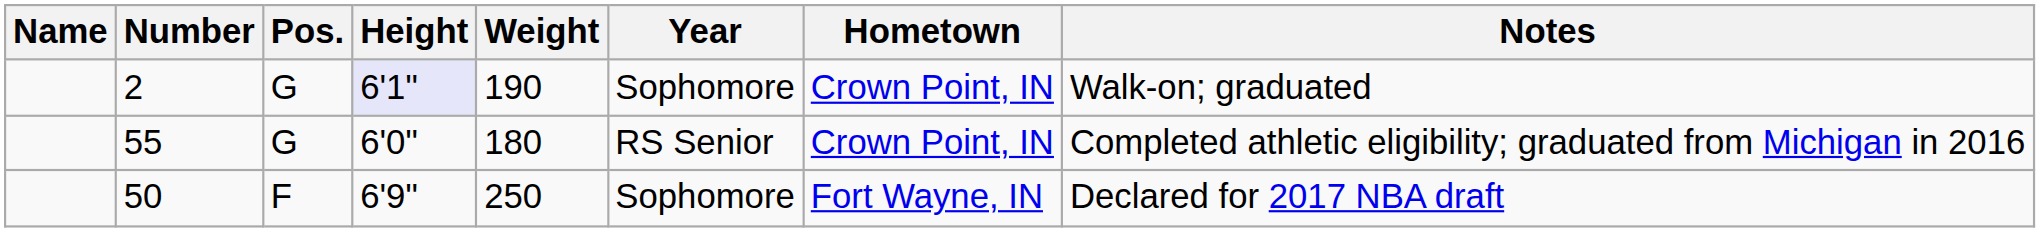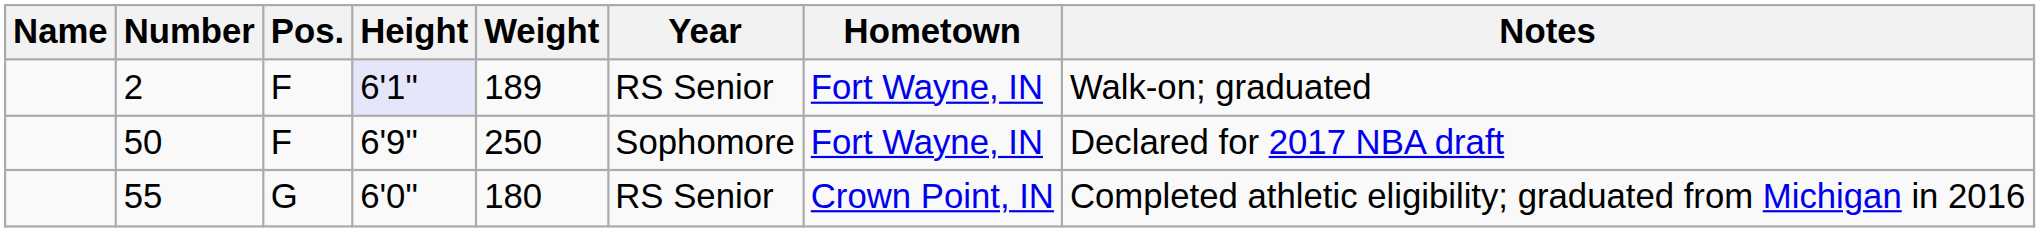(284, 87) G -> (281, 87) F
(513, 87) 190 -> (513, 87) 189
(705, 87) Sophomore -> (694, 87) RS Senior
(932, 87) Crown Point, IN -> (927, 87) Fort Wayne, IN
rows swapped: (143, 197) <-> (143, 142)
